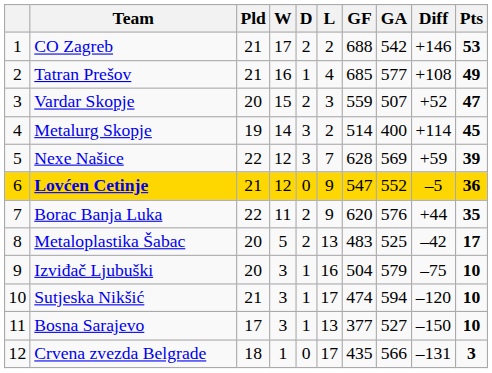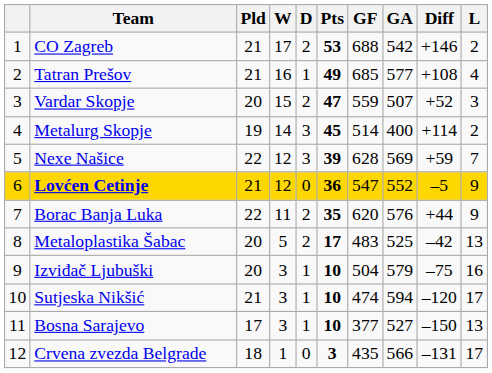columns swapped: (329, 18) <-> (471, 18)
